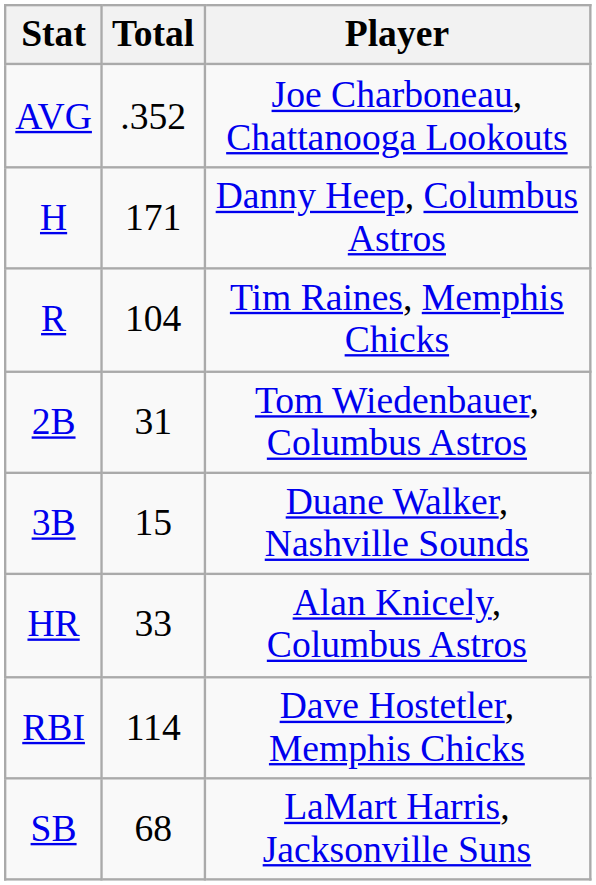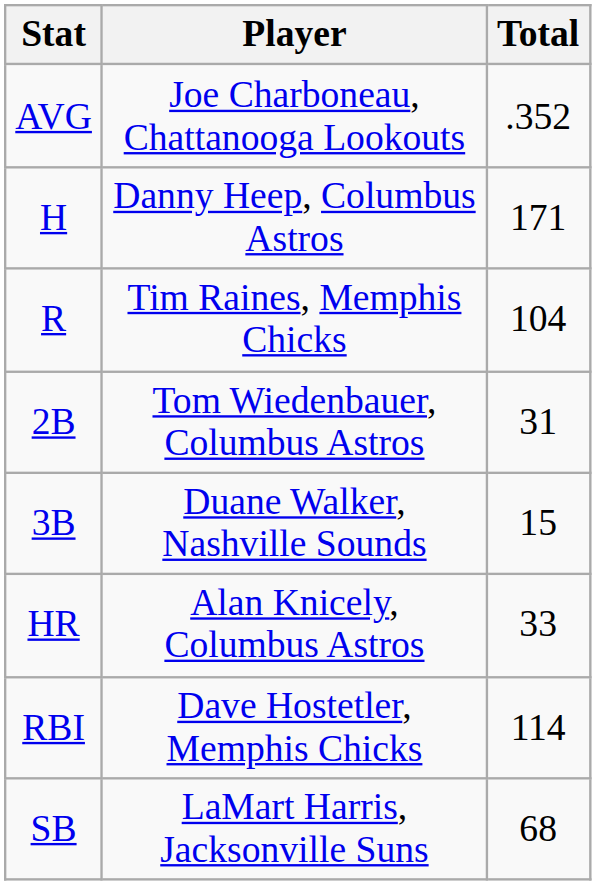columns swapped: (397, 34) <-> (153, 34)
